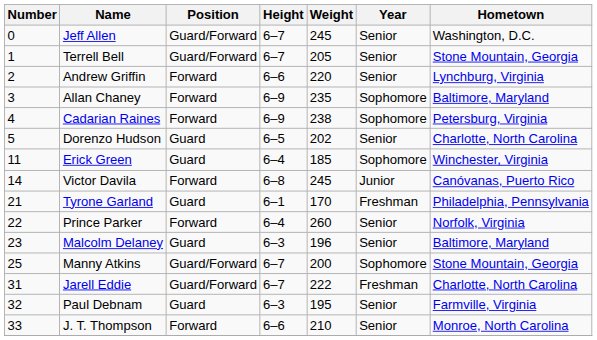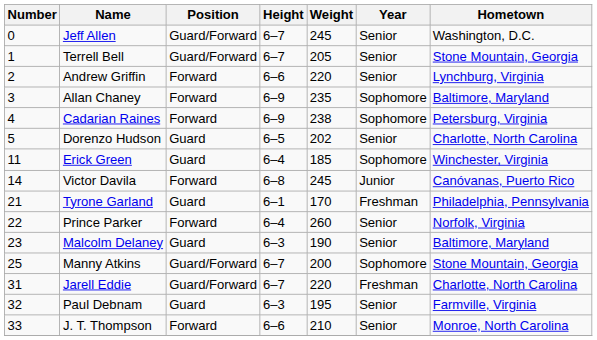(321, 243) 196 -> (321, 243) 190
(321, 284) 222 -> (321, 284) 220
